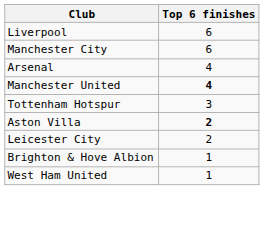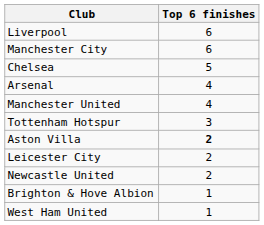+ row: (31, 68)
(209, 86) bold -> (209, 104) normal
+ row: (61, 176)
